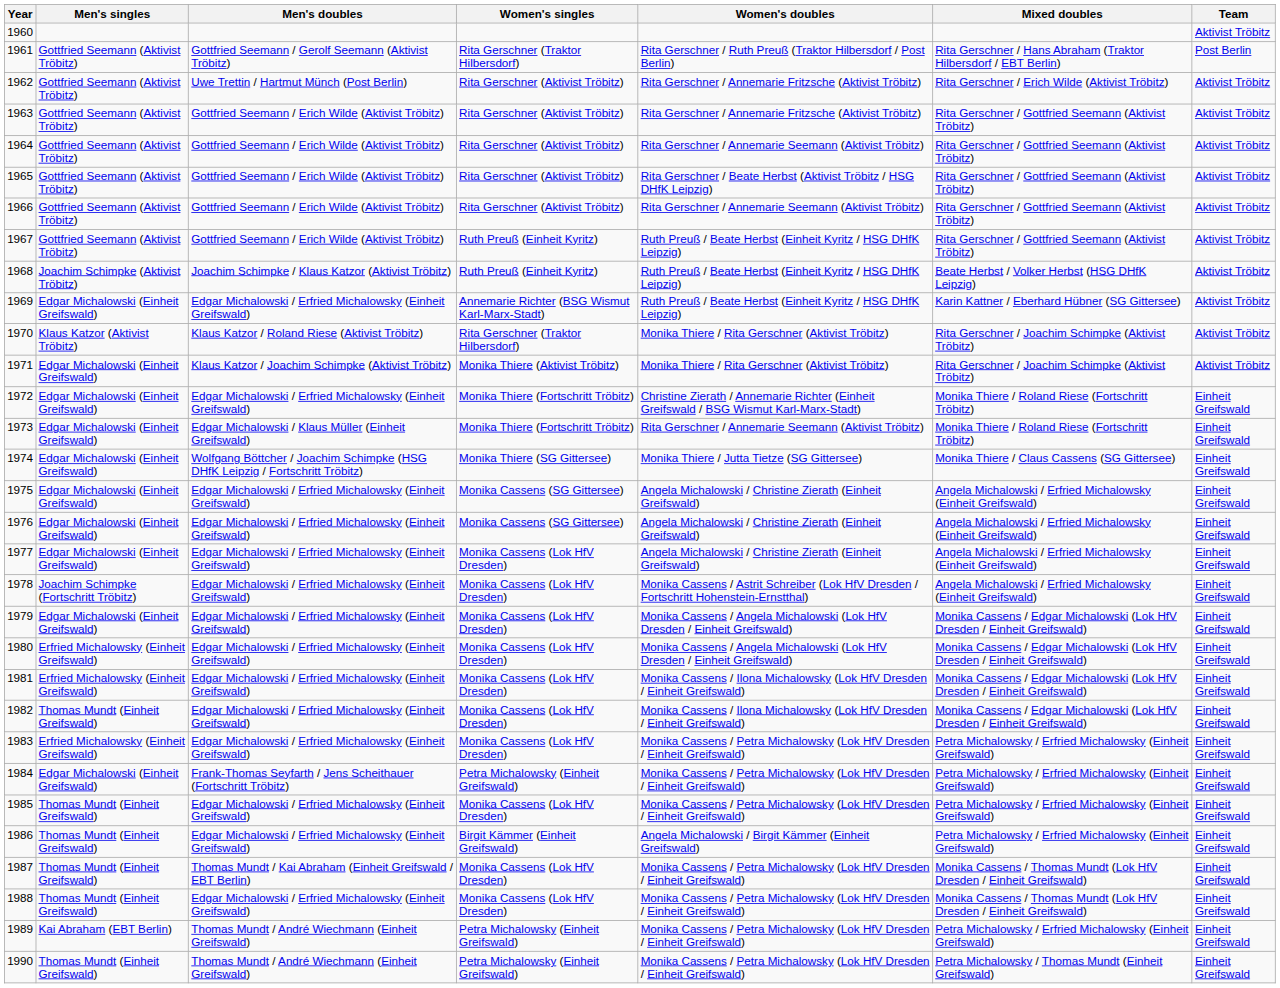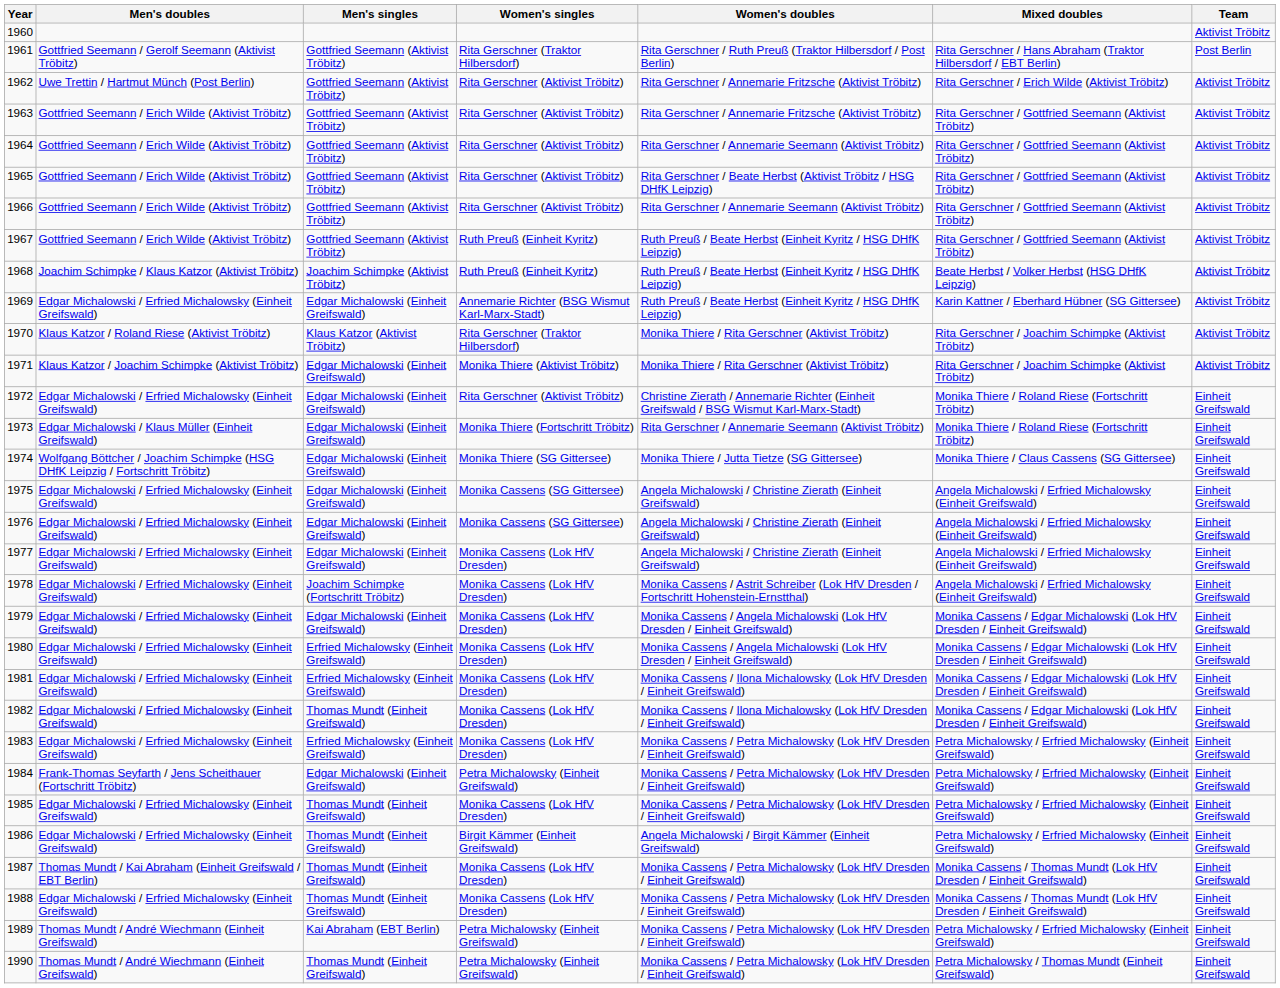columns swapped: (112, 14) <-> (322, 14)
(546, 396) Monika Thiere (Fortschritt Tröbitz) -> (541, 396) Rita Gerschner (Aktivist Tröbitz)
